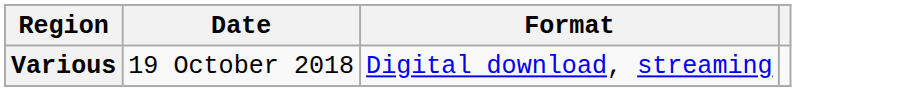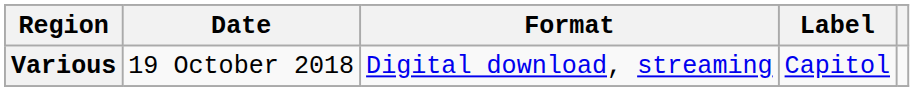+ column: (837, 25)
